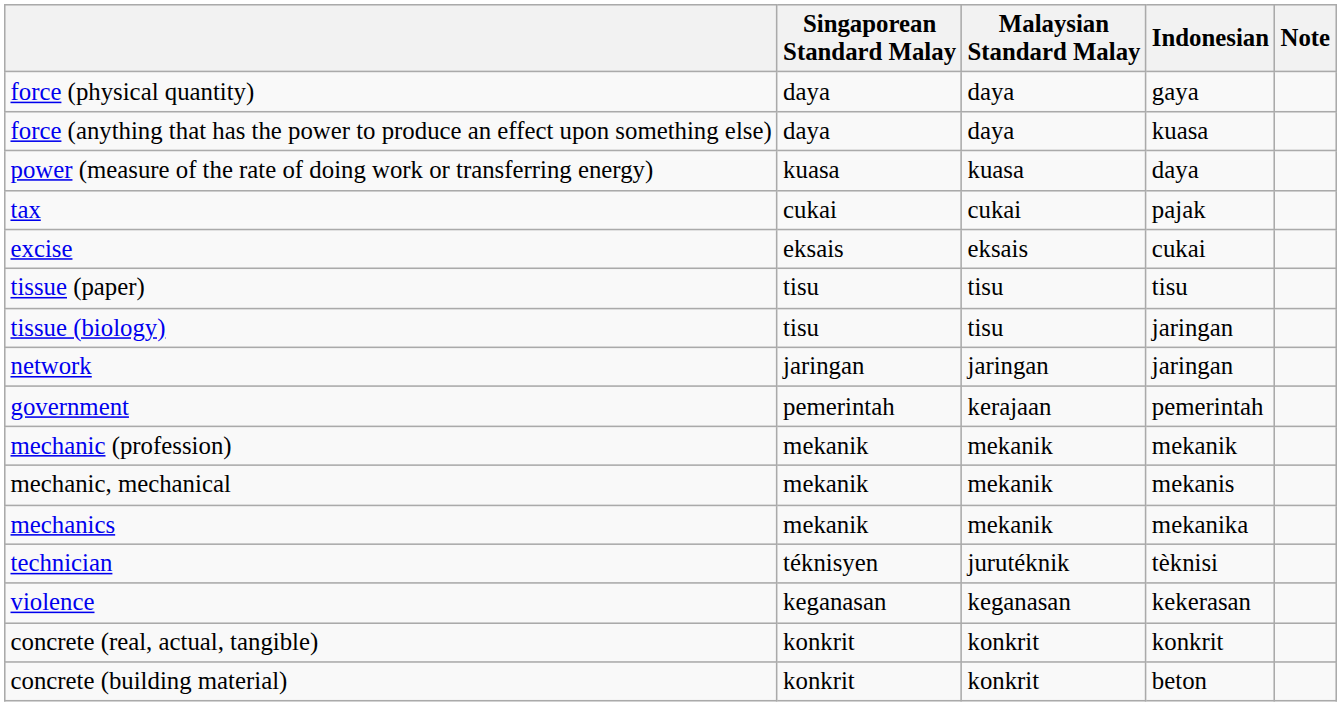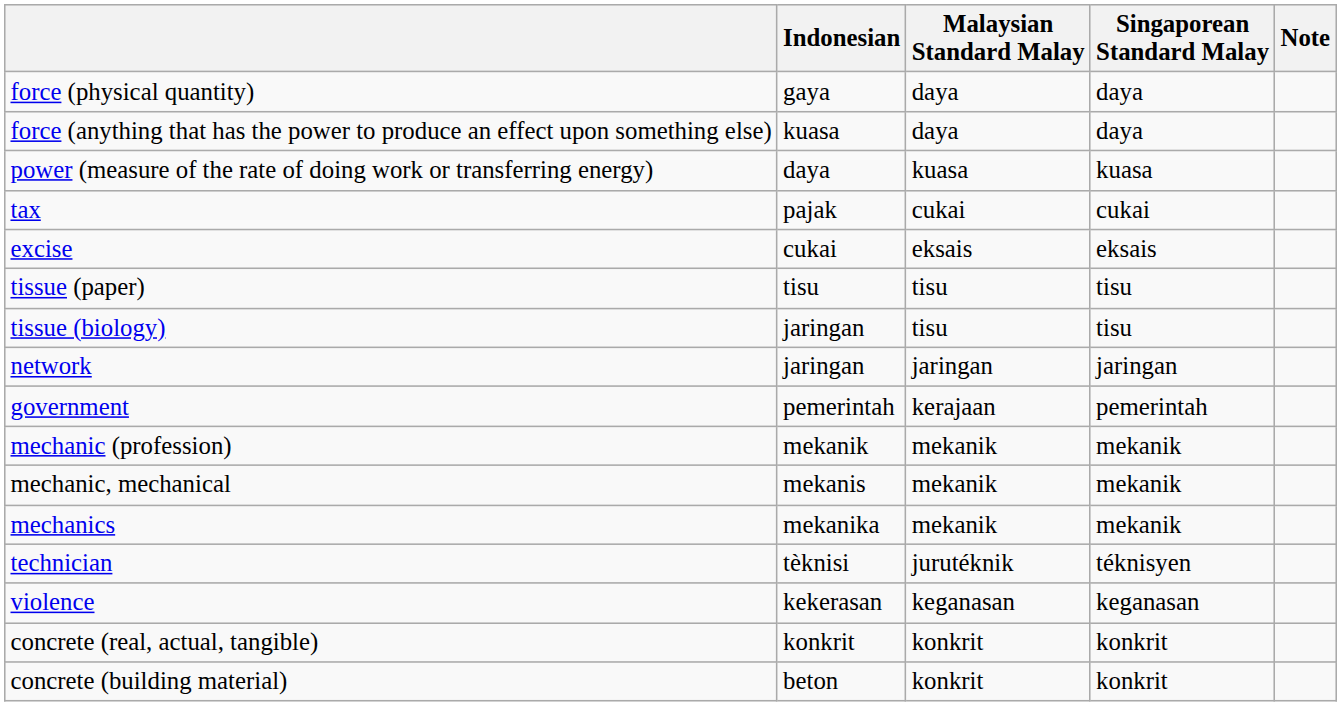columns swapped: (1210, 38) <-> (870, 38)
